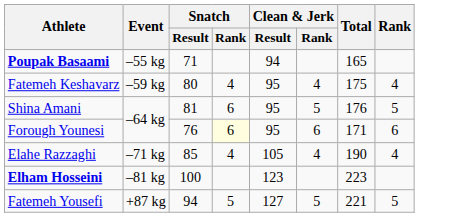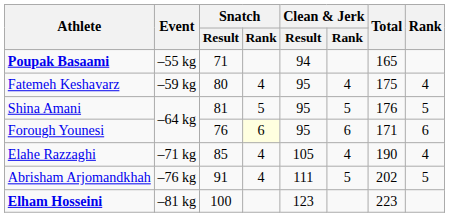(231, 108) 6 -> (261, 108) 5
+ row: (79, 178)
- row: (55, 201)
